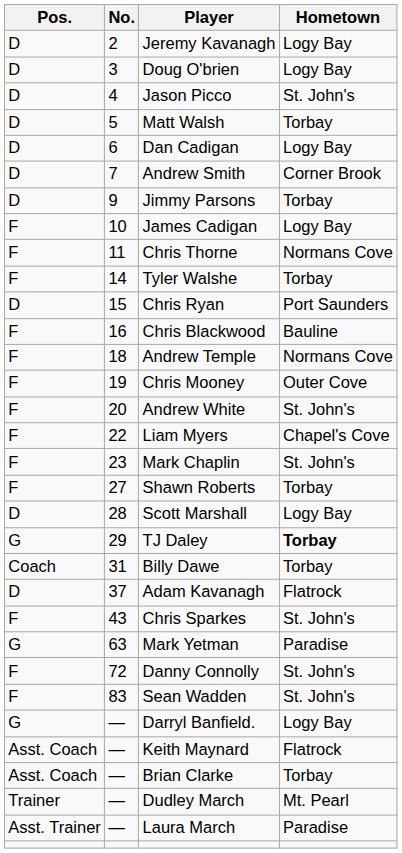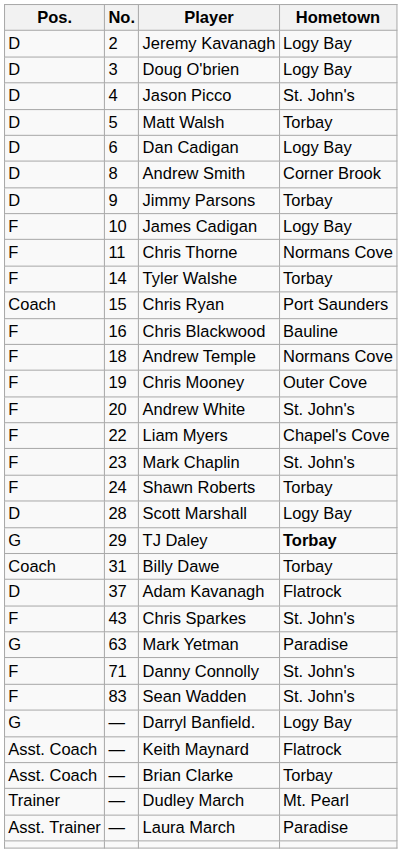(113, 174) 7 -> (113, 174) 8
(14, 305) D -> (32, 305) Coach
(118, 488) 27 -> (118, 488) 24
(118, 670) 72 -> (118, 670) 71
